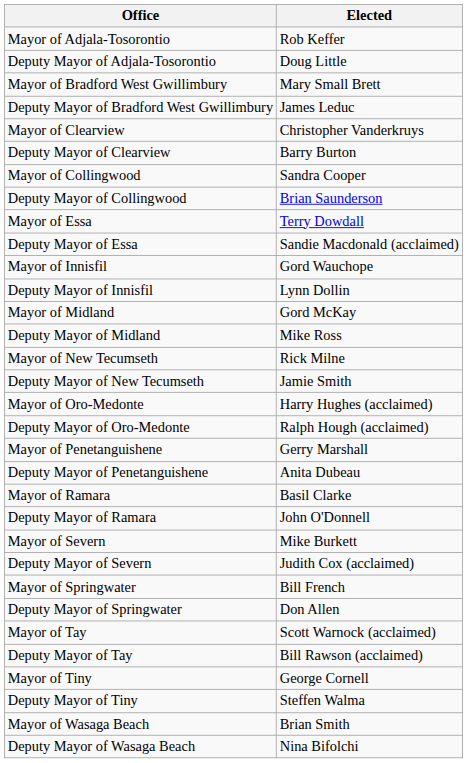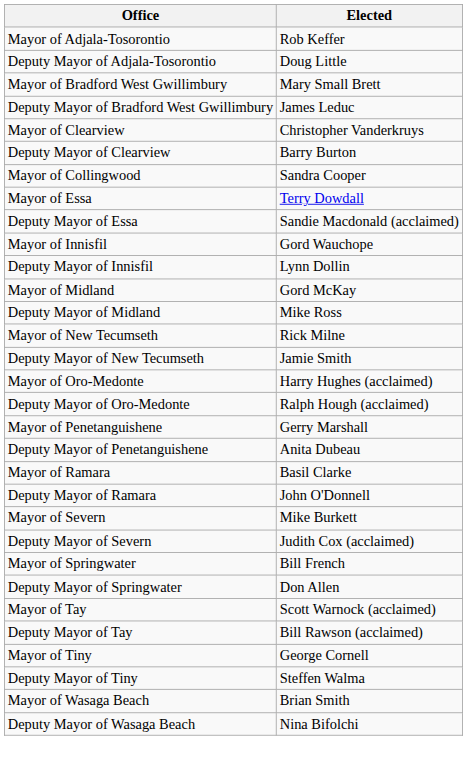- row: (97, 198)
